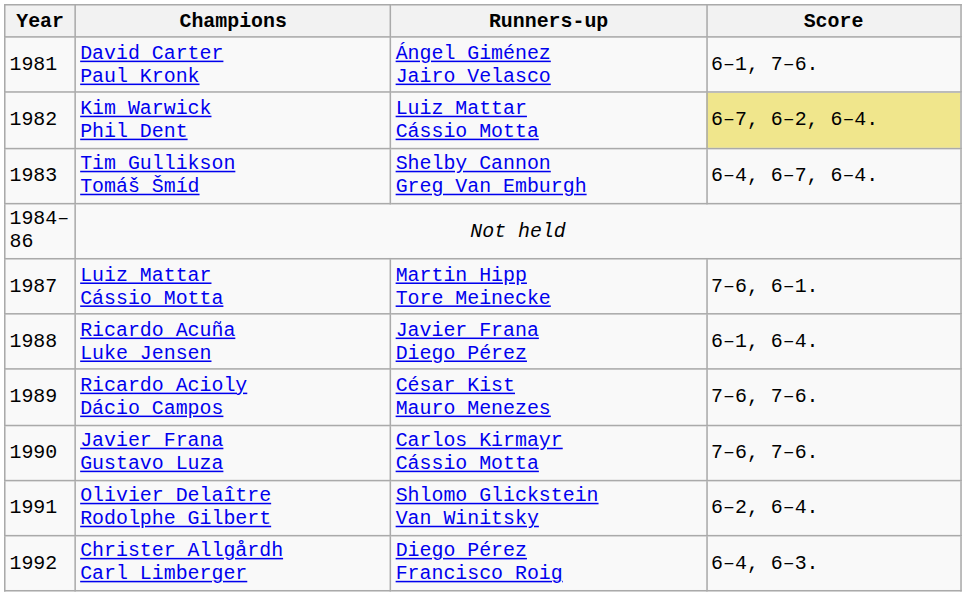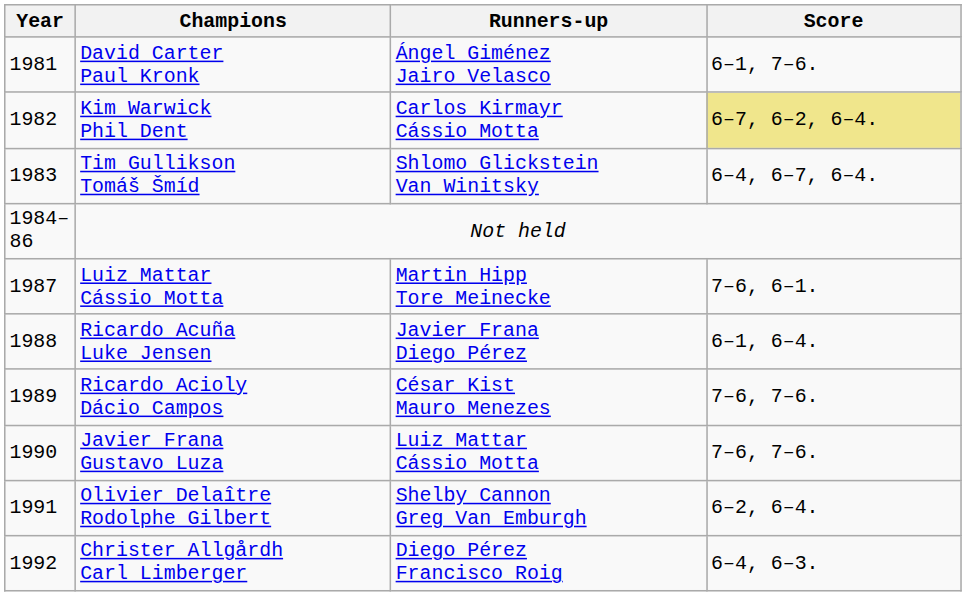(467, 120) Luiz Mattar Cássio Motta -> (479, 120) Carlos Kirmayr Cássio Motta
(491, 176) Shelby Cannon Greg Van Emburgh -> (497, 176) Shlomo Glickstein Van Winitsky
(479, 452) Carlos Kirmayr Cássio Motta -> (467, 452) Luiz Mattar Cássio Motta
(497, 508) Shlomo Glickstein Van Winitsky -> (491, 508) Shelby Cannon Greg Van Emburgh
